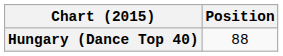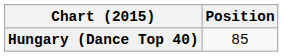(240, 40) 88 -> (240, 40) 85
